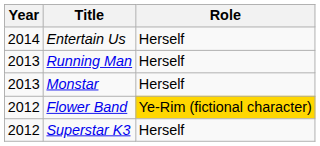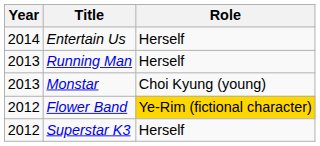(162, 84) Herself -> (202, 84) Choi Kyung (young)
